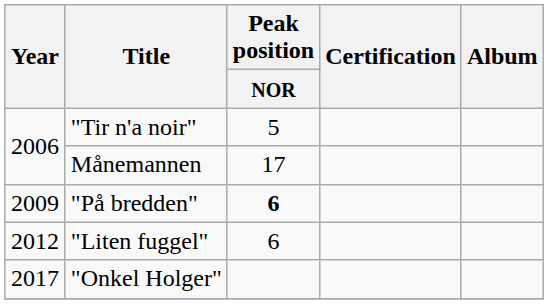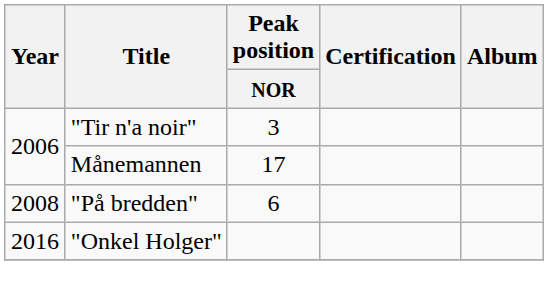(273, 126) 5 -> (273, 126) 3
(35, 202) 2009 -> (35, 202) 2008
(273, 202) bold -> (273, 202) normal
- row: (140, 240)
(35, 278) 2017 -> (35, 240) 2016
